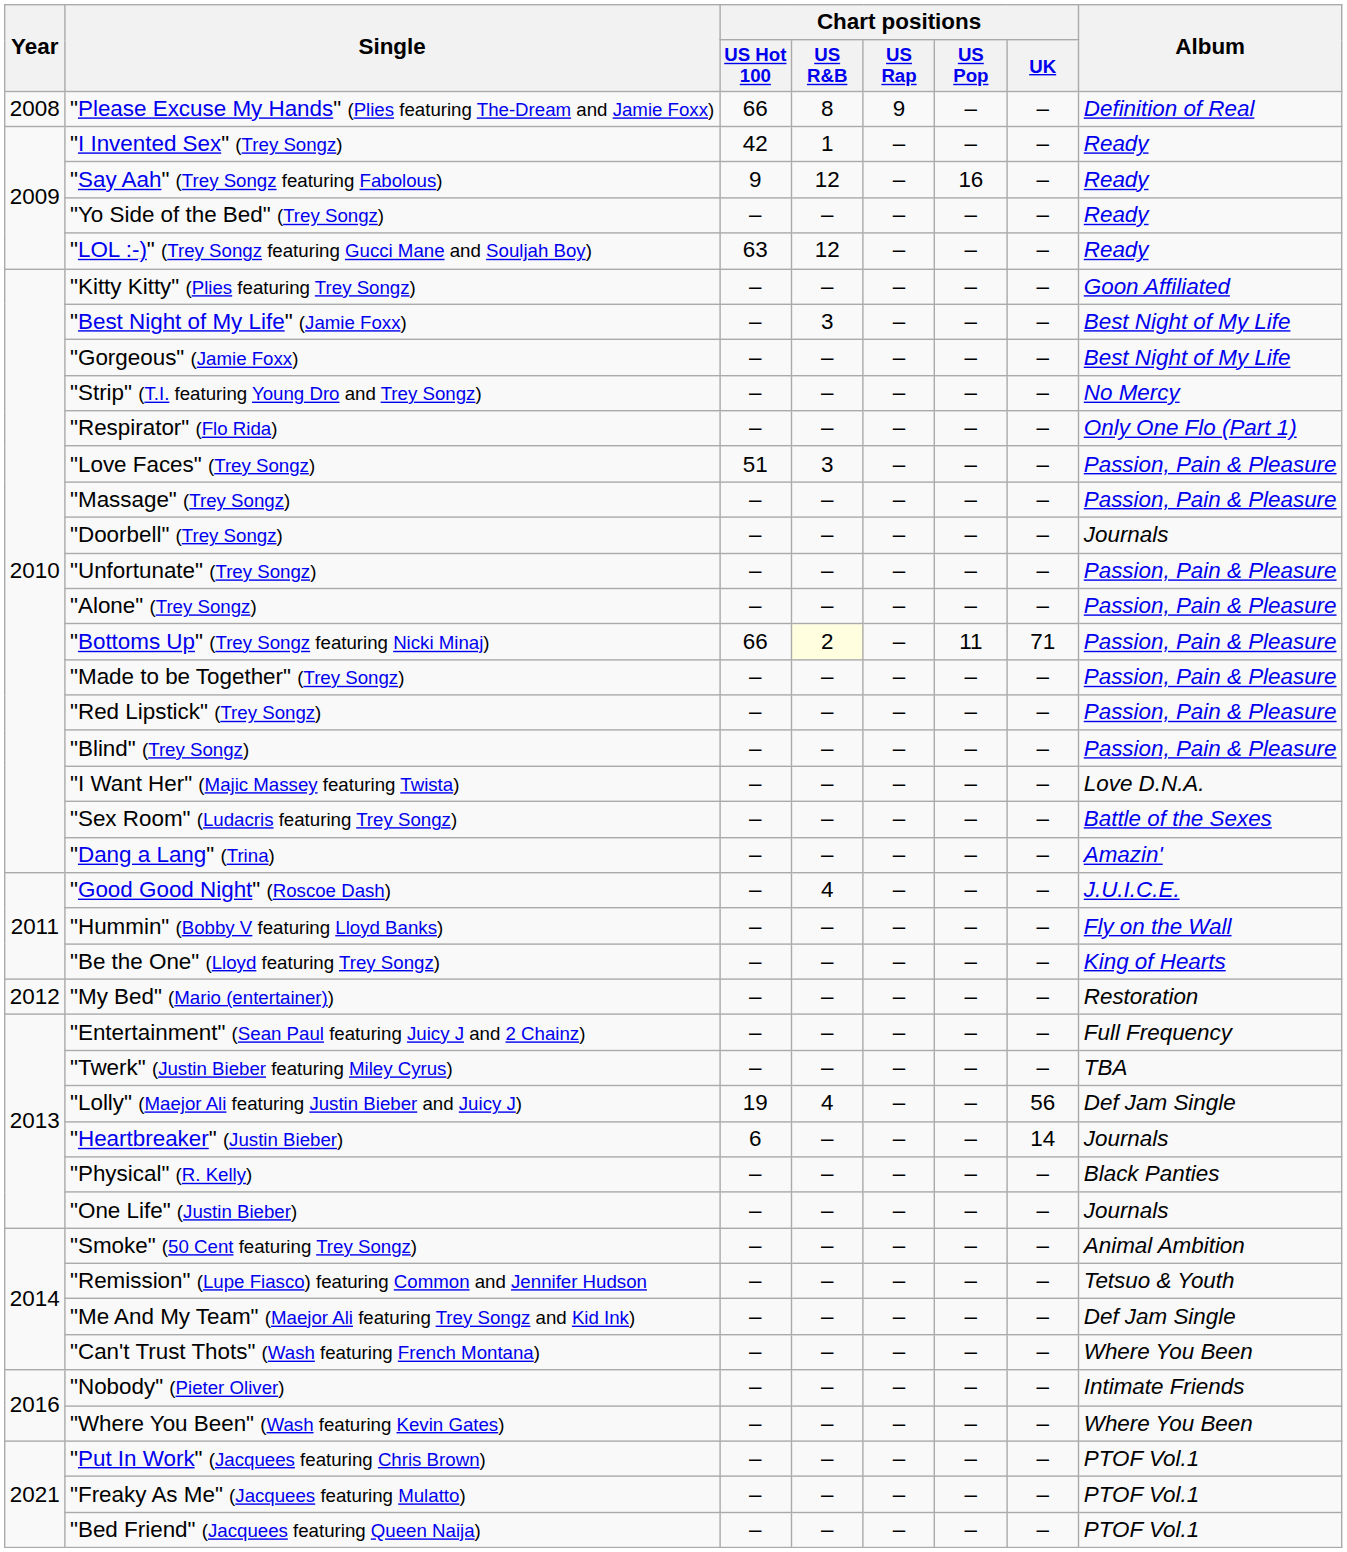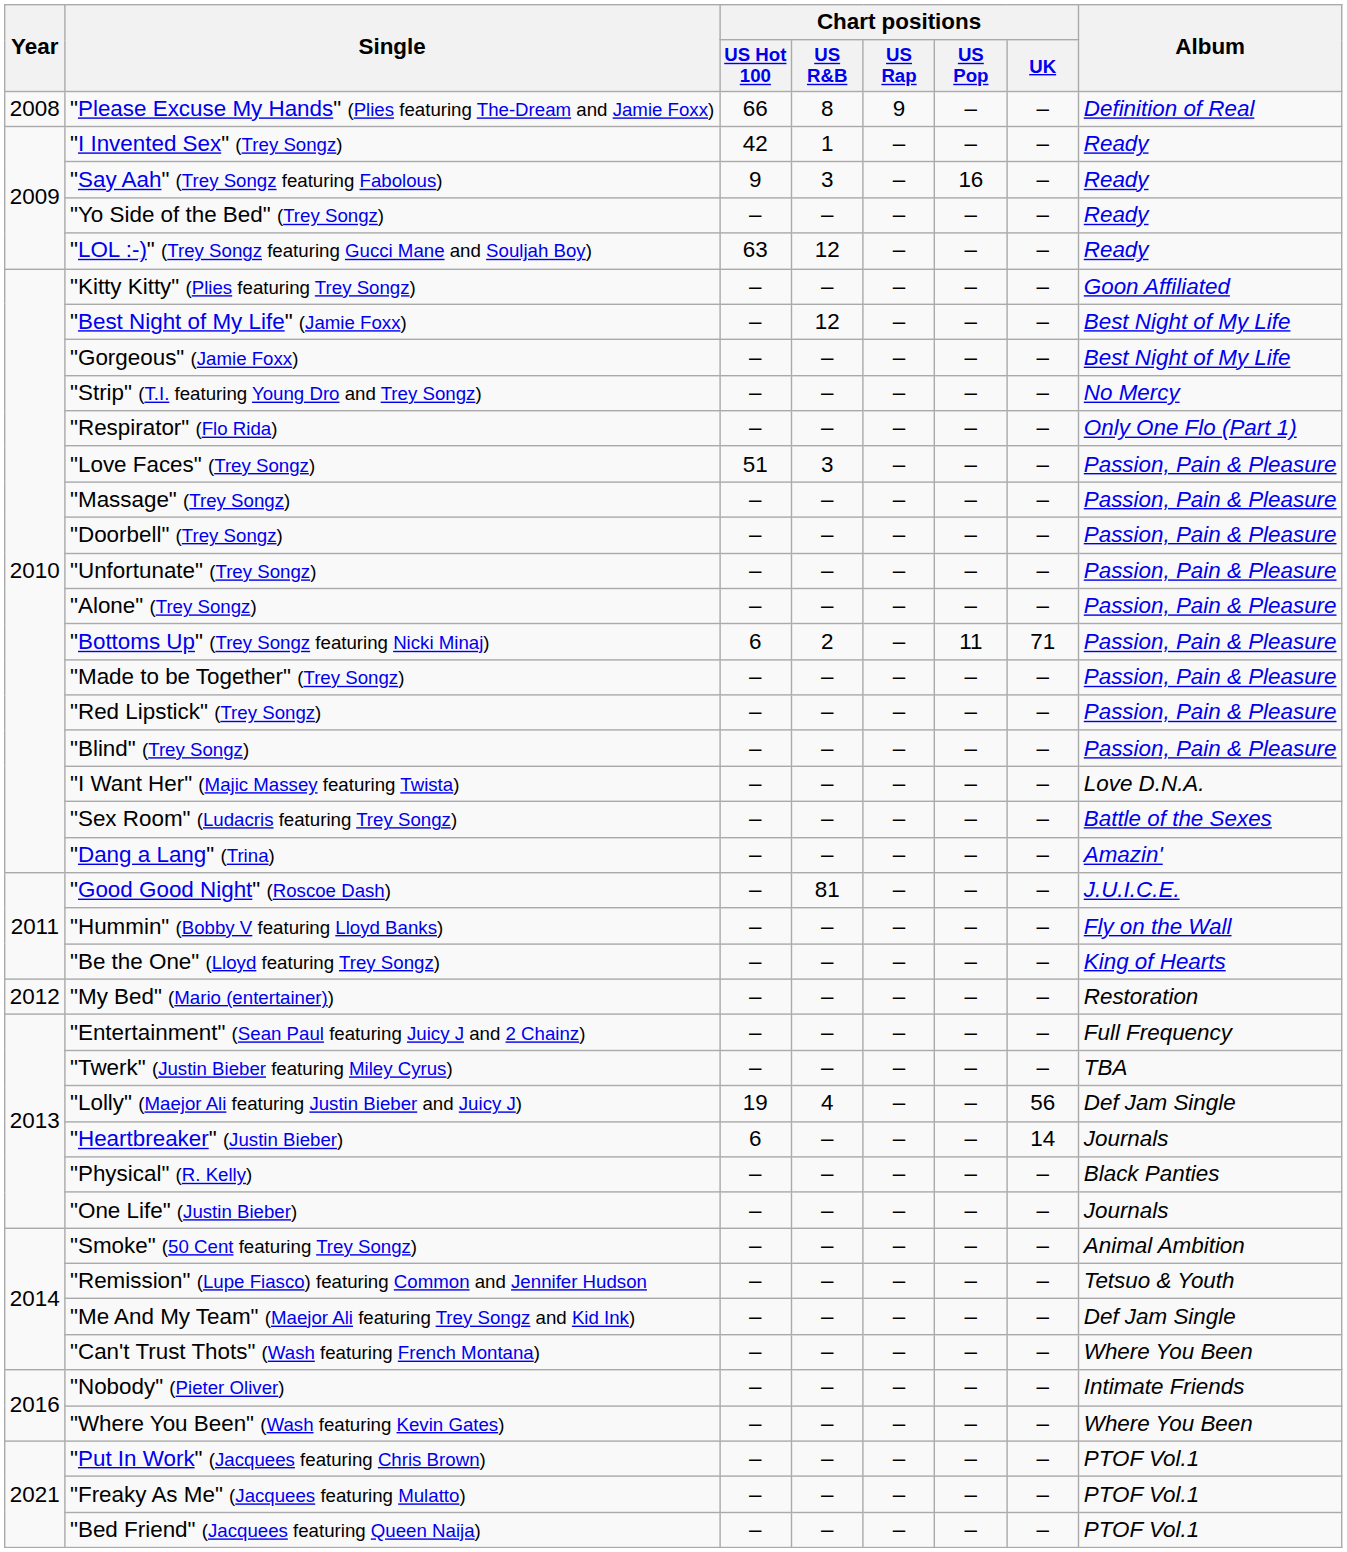(827, 179) 12 -> (827, 179) 3
(827, 321) 3 -> (827, 321) 12
(1126, 534) Journals -> (1210, 534) Passion, Pain & Pleasure
(755, 641) 66 -> (755, 641) 6
(827, 641) lightyellow background -> (827, 641) no background
(827, 890) 4 -> (827, 890) 81
